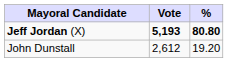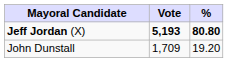(166, 48) 2,612 -> (166, 48) 1,709
